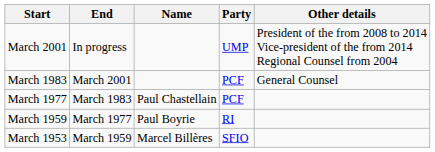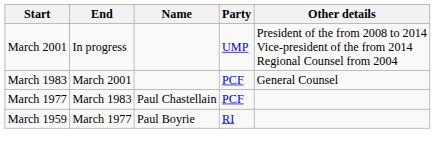- row: (37, 137)
